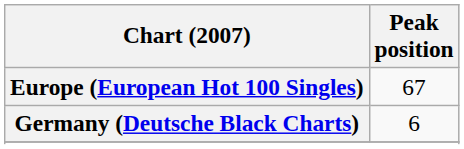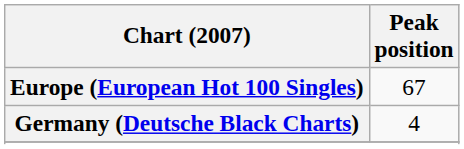(414, 123) 6 -> (414, 123) 4
